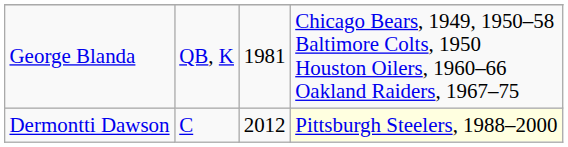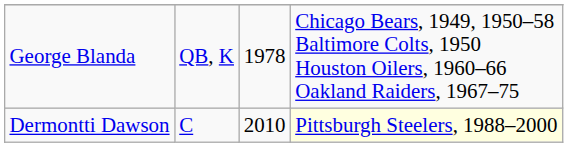(265, 56) 1981 -> (265, 56) 1978
(265, 125) 2012 -> (265, 125) 2010
